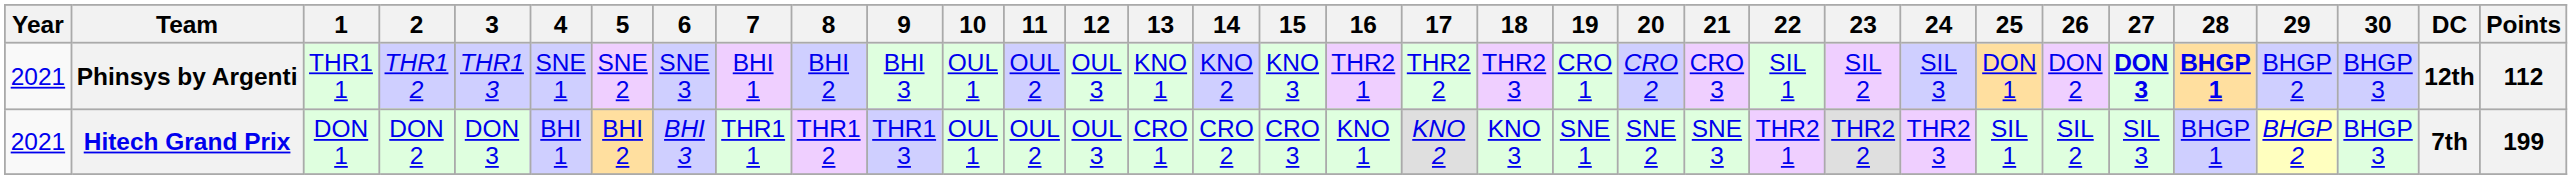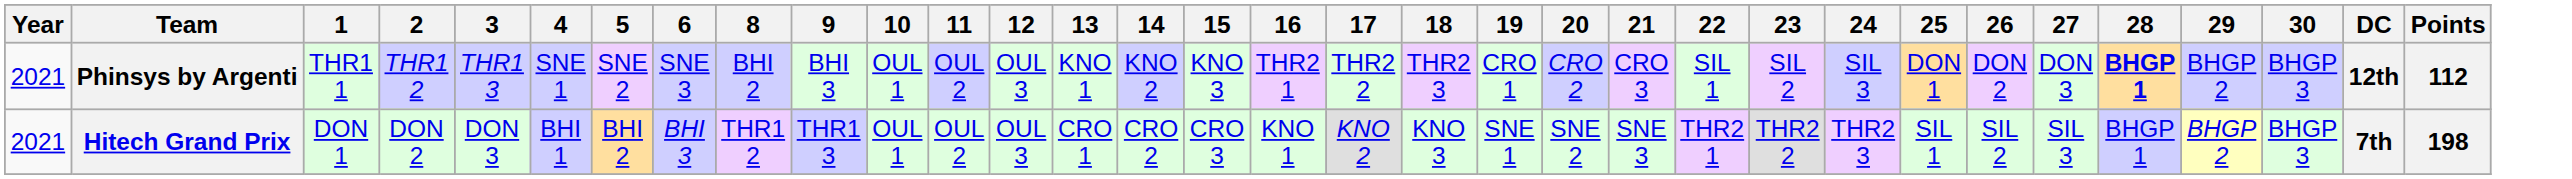- column: (753, 24)
(2141, 76) bold -> (2066, 76) normal
(2524, 141) 199 -> (2448, 141) 198
